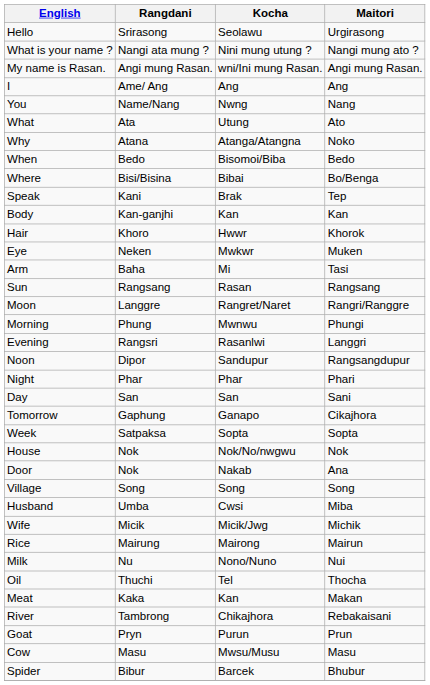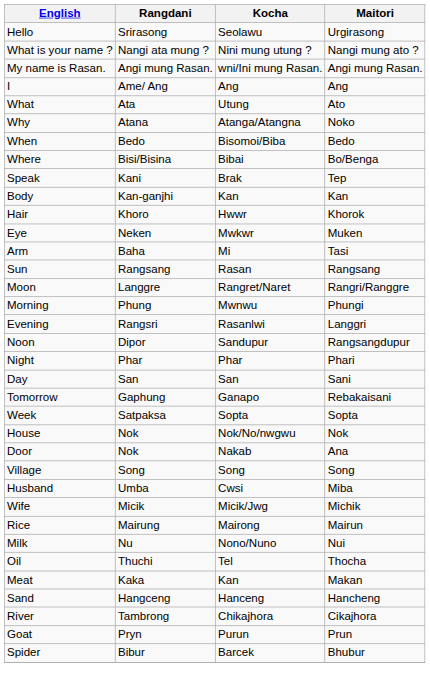- row: (17, 104)
(352, 415) Cikajhora -> (359, 397) Rebakaisani
+ row: (20, 598)
(359, 616) Rebakaisani -> (352, 616) Cikajhora
- row: (19, 653)
